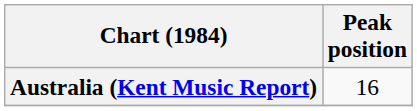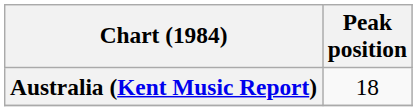(367, 86) 16 -> (367, 86) 18
